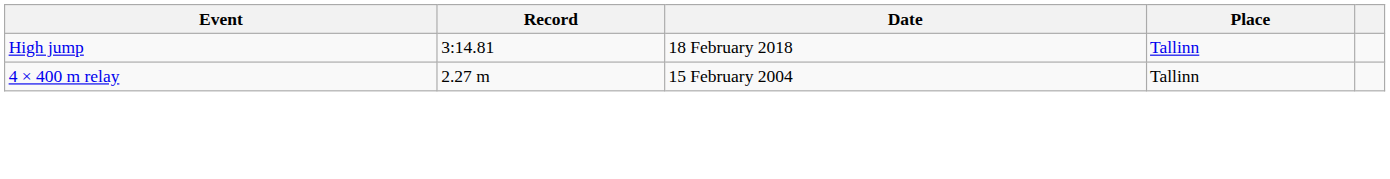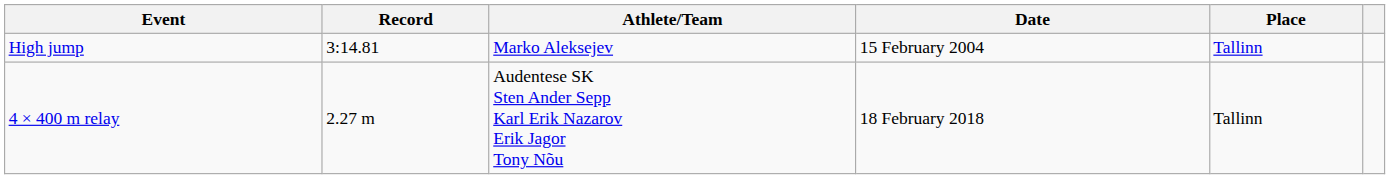+ column: (672, 19)
(731, 47) 18 February 2018 -> (922, 47) 15 February 2004
(731, 76) 15 February 2004 -> (922, 118) 18 February 2018
